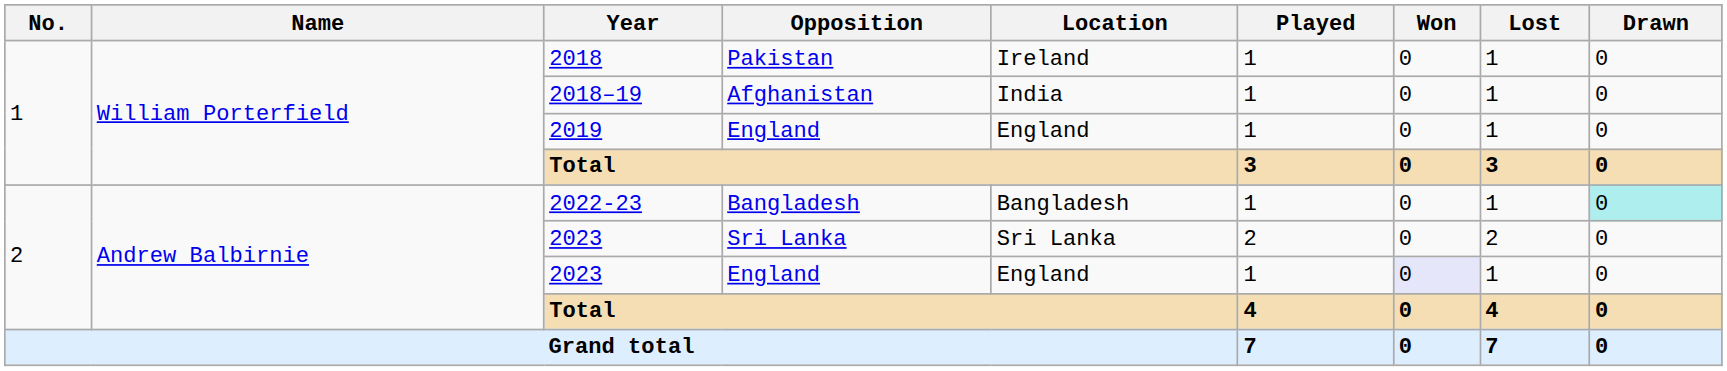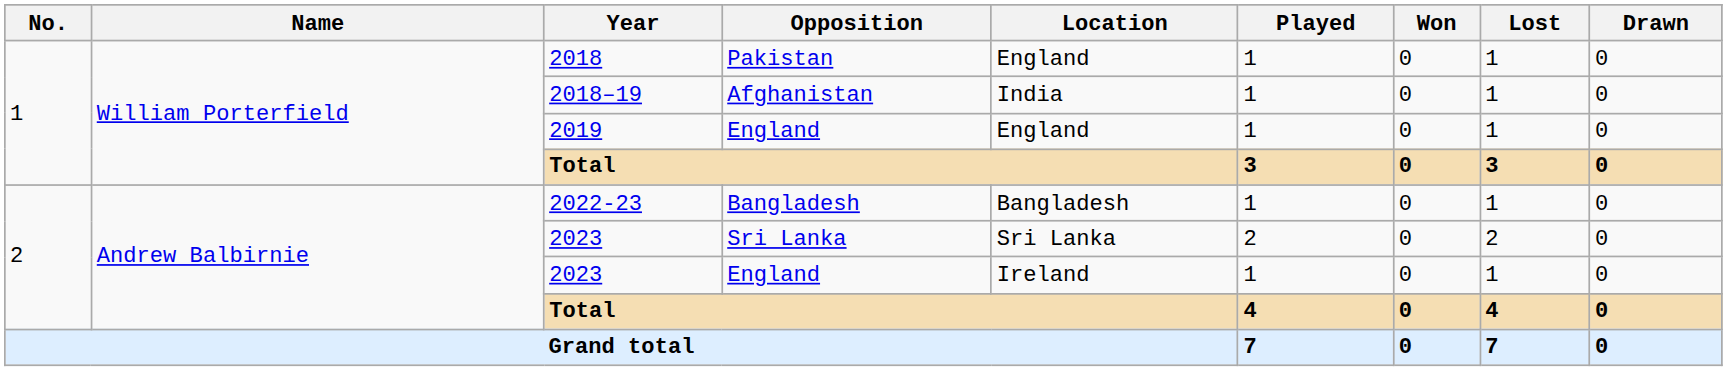(1043, 59) Ireland -> (1043, 59) England
(1602, 203) paleturquoise background -> (1602, 203) no background
(1043, 275) England -> (1043, 275) Ireland
(1405, 275) lavender background -> (1405, 275) no background
